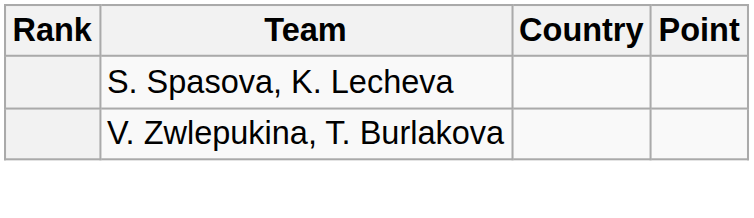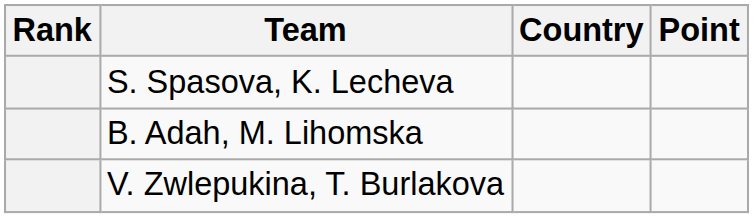+ row: (265, 133)
